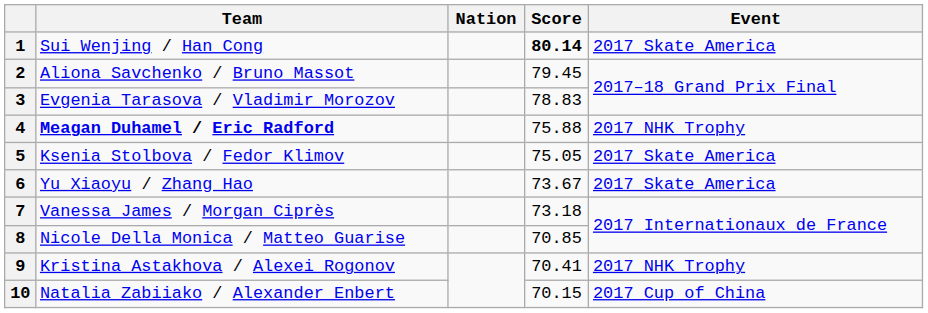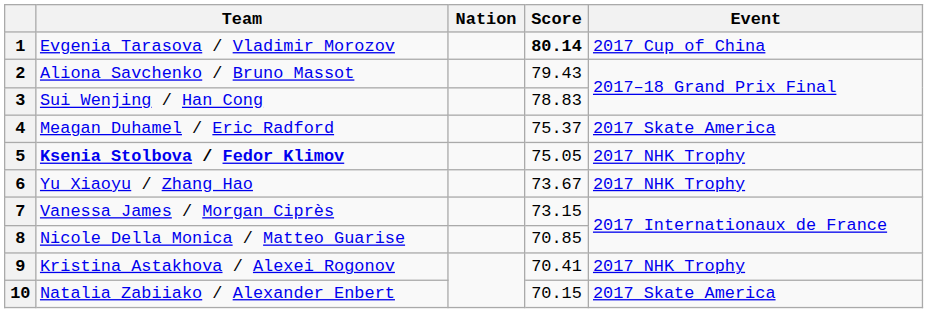(152, 46) Sui Wenjing / Han Cong -> (217, 46) Evgenia Tarasova / Vladimir Morozov
(684, 46) 2017 Skate America -> (679, 46) 2017 Cup of China
(557, 74) 79.45 -> (557, 74) 79.43
(217, 101) Evgenia Tarasova / Vladimir Morozov -> (152, 101) Sui Wenjing / Han Cong
(187, 129) bold -> (187, 129) normal
(557, 129) 75.88 -> (557, 129) 75.37
(669, 129) 2017 NHK Trophy -> (684, 129) 2017 Skate America
(192, 156) normal -> (192, 156) bold
(684, 156) 2017 Skate America -> (669, 156) 2017 NHK Trophy
(684, 184) 2017 Skate America -> (669, 184) 2017 NHK Trophy
(557, 211) 73.18 -> (557, 211) 73.15
(679, 294) 2017 Cup of China -> (684, 294) 2017 Skate America
